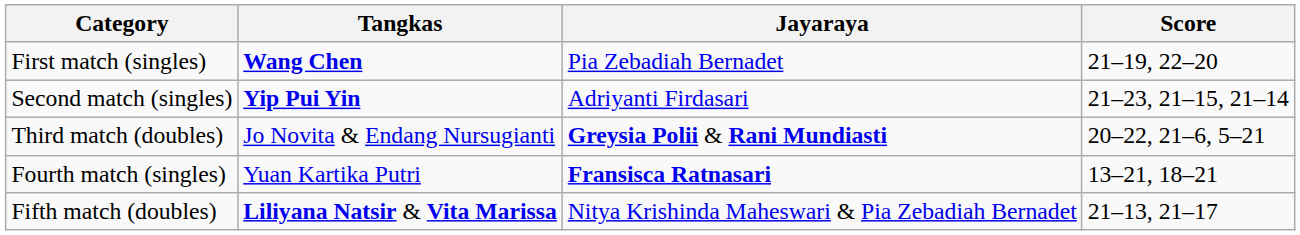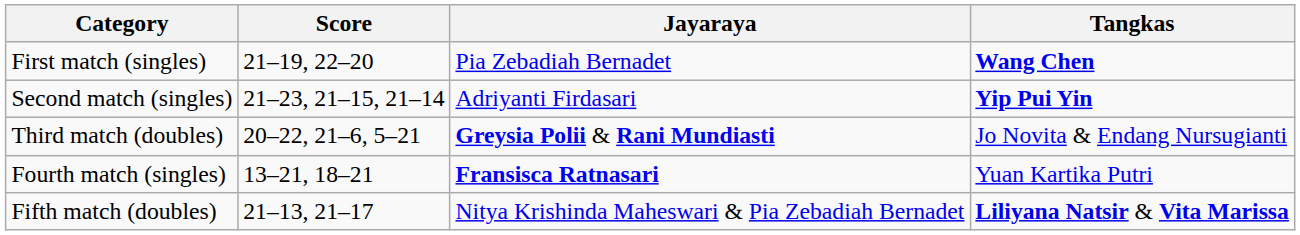columns swapped: (400, 23) <-> (1188, 23)
